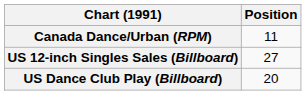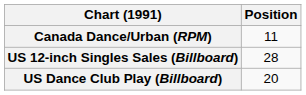(271, 57) 27 -> (271, 57) 28
